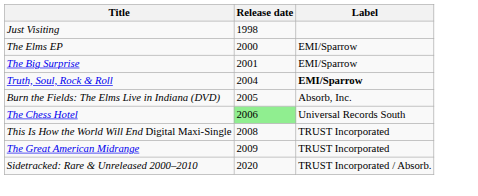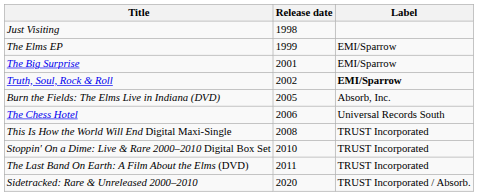(247, 47) 2000 -> (286, 47) 1999
(247, 81) 2004 -> (286, 81) 2002
(247, 115) lightgreen background -> (286, 115) no background
- row: (73, 149)
+ row: (139, 149)
+ row: (128, 166)
